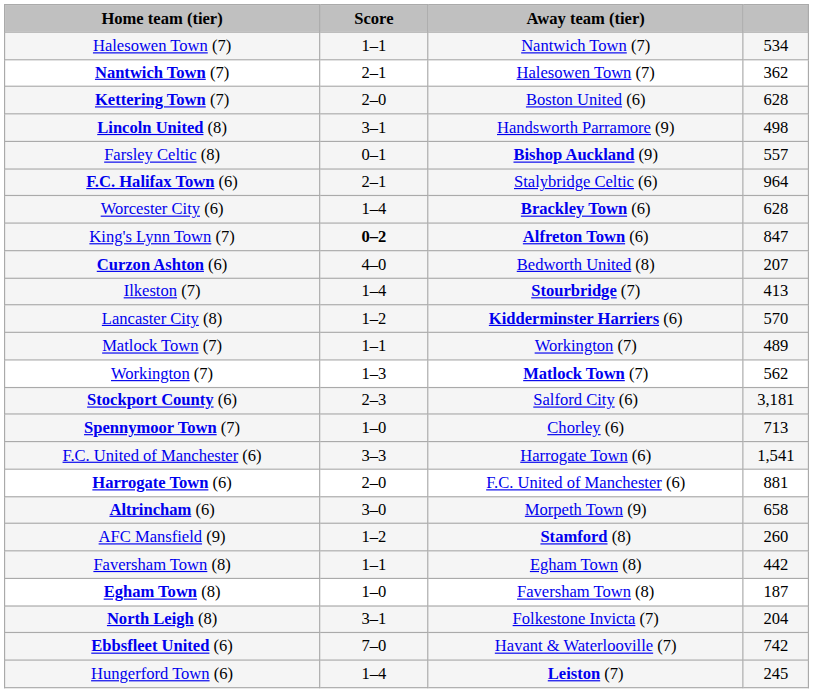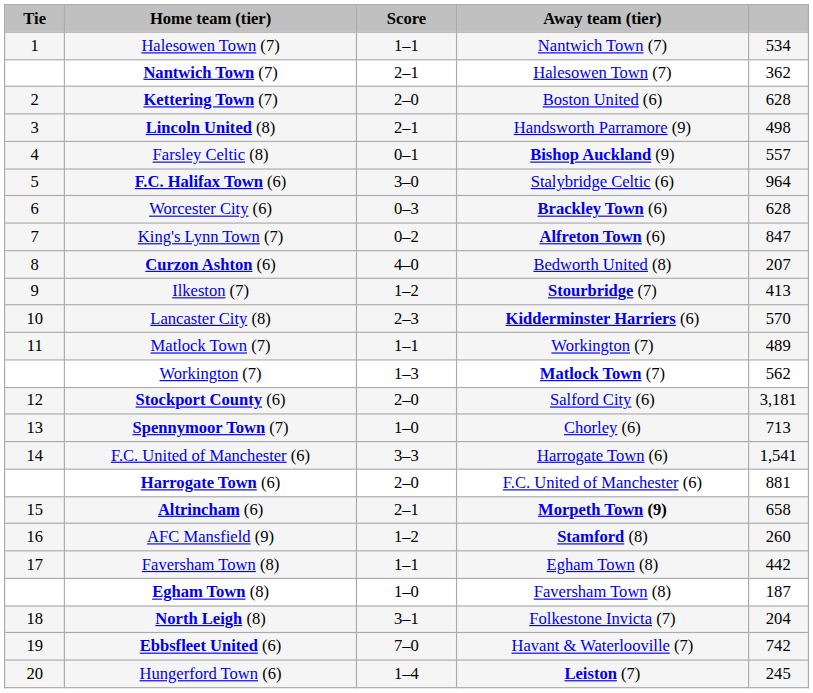+ column: (35, 18)
(374, 127) 3–1 -> (406, 127) 2–1
(374, 182) 2–1 -> (406, 182) 3–0
(374, 209) 1–4 -> (406, 209) 0–3
(374, 237) bold -> (406, 237) normal
(374, 291) 1–4 -> (406, 291) 1–2
(374, 318) 1–2 -> (406, 318) 2–3
(374, 400) 2–3 -> (406, 400) 2–0
(374, 510) 3–0 -> (406, 510) 2–1
(586, 510) normal -> (602, 510) bold
